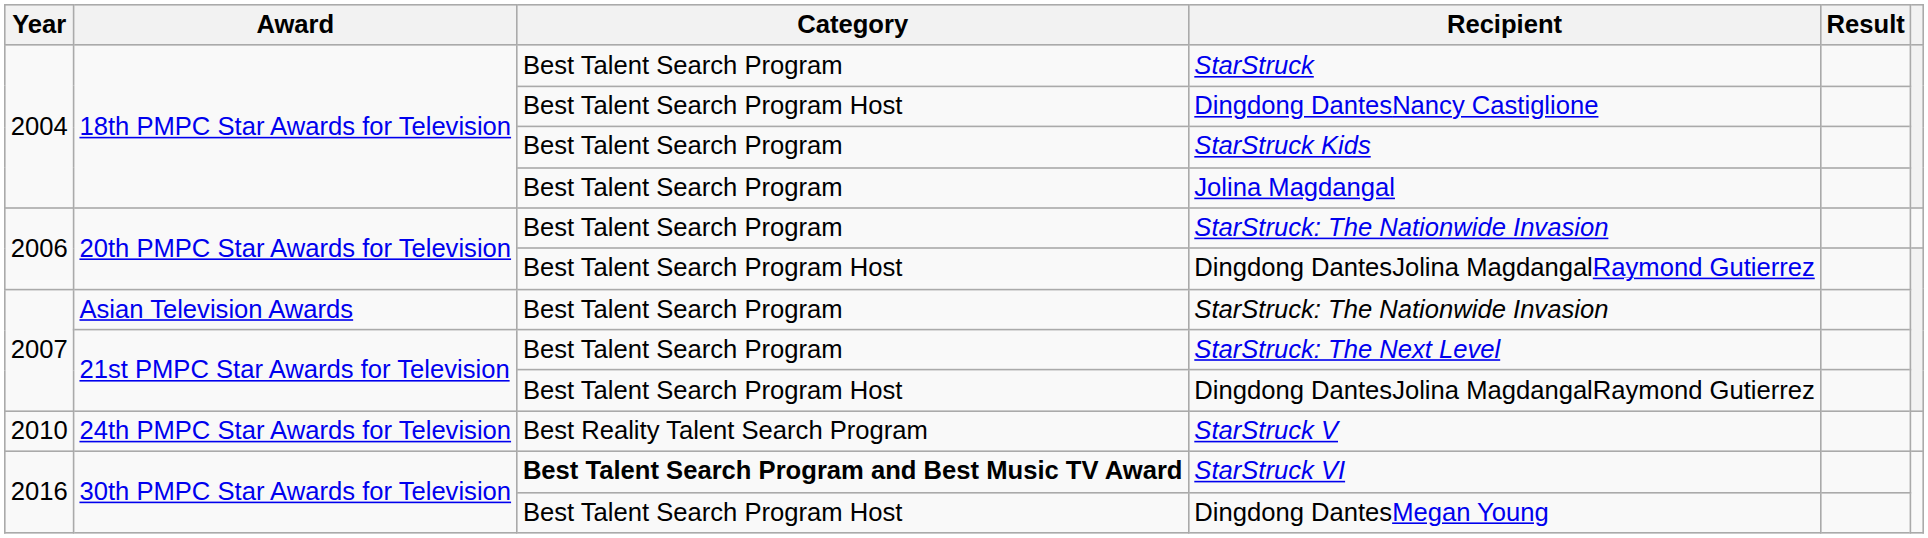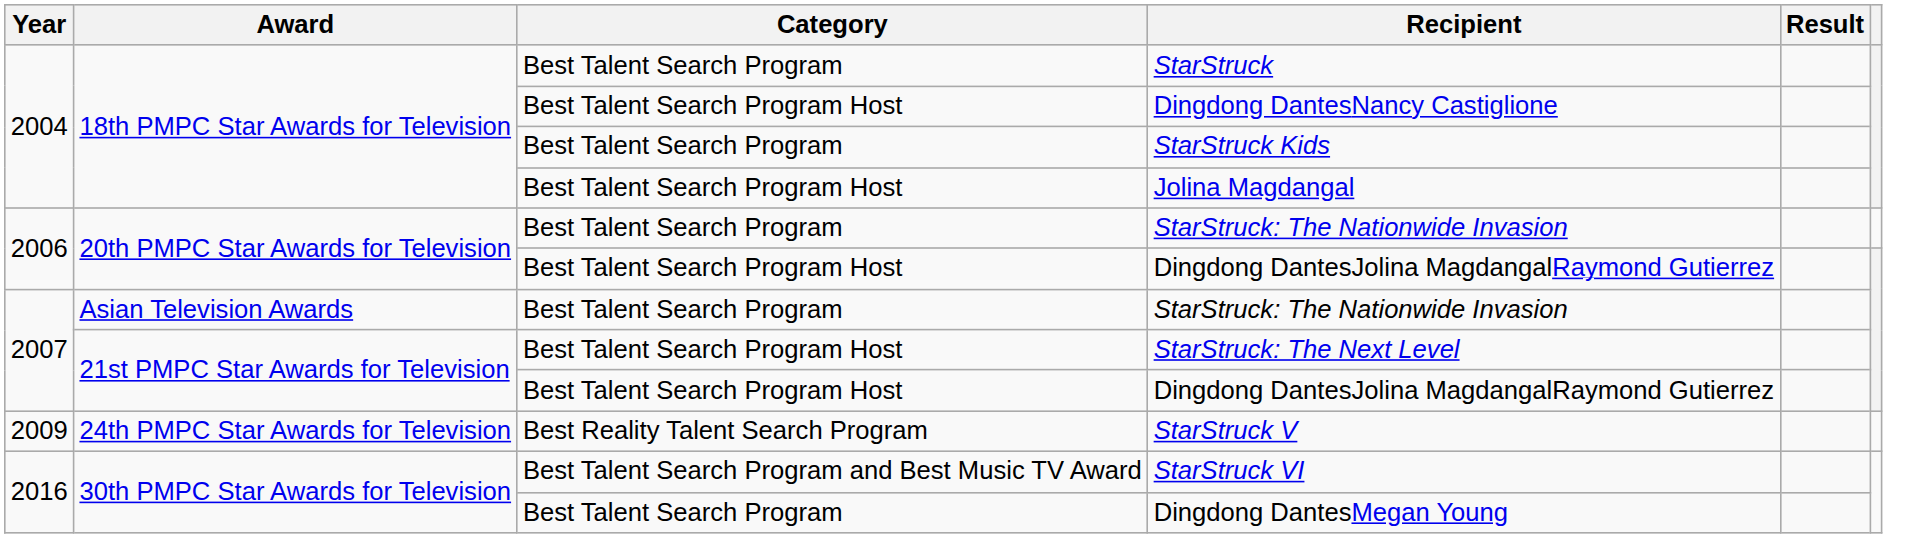(683, 187) Best Talent Search Program -> (713, 187) Best Talent Search Program Host
(683, 349) Best Talent Search Program -> (713, 349) Best Talent Search Program Host
(39, 430) 2010 -> (39, 430) 2009
(853, 471) bold -> (832, 471) normal
(713, 512) Best Talent Search Program Host -> (683, 512) Best Talent Search Program
